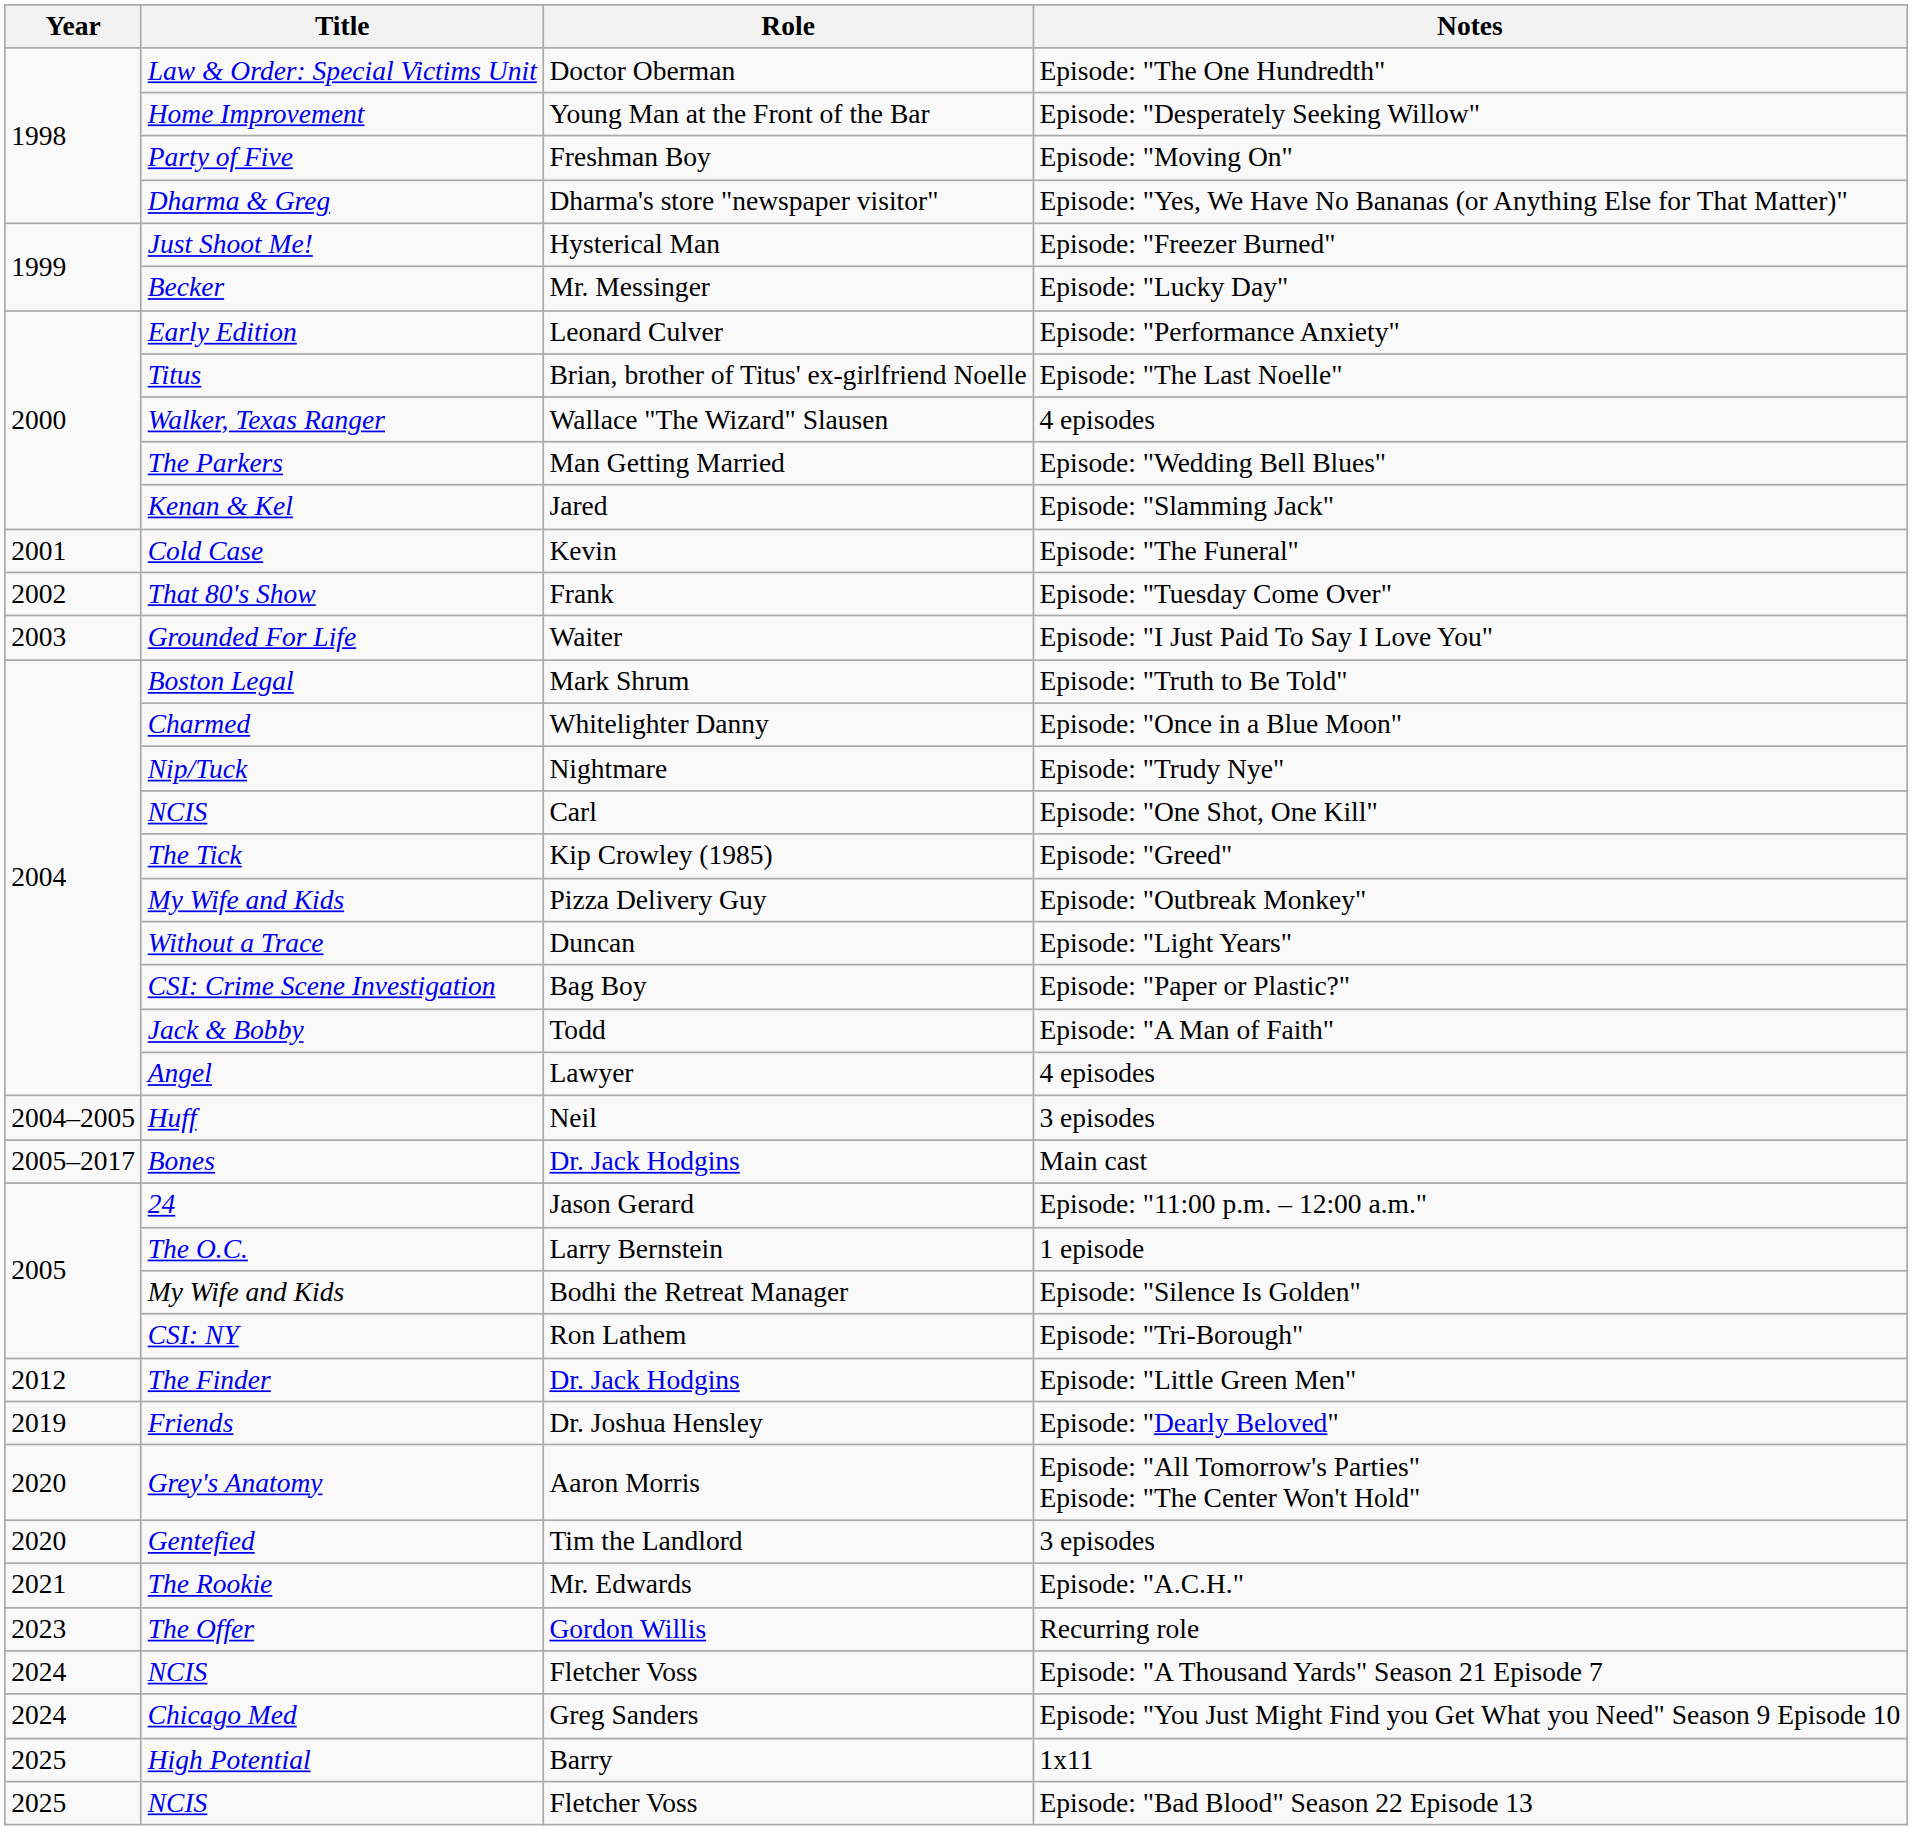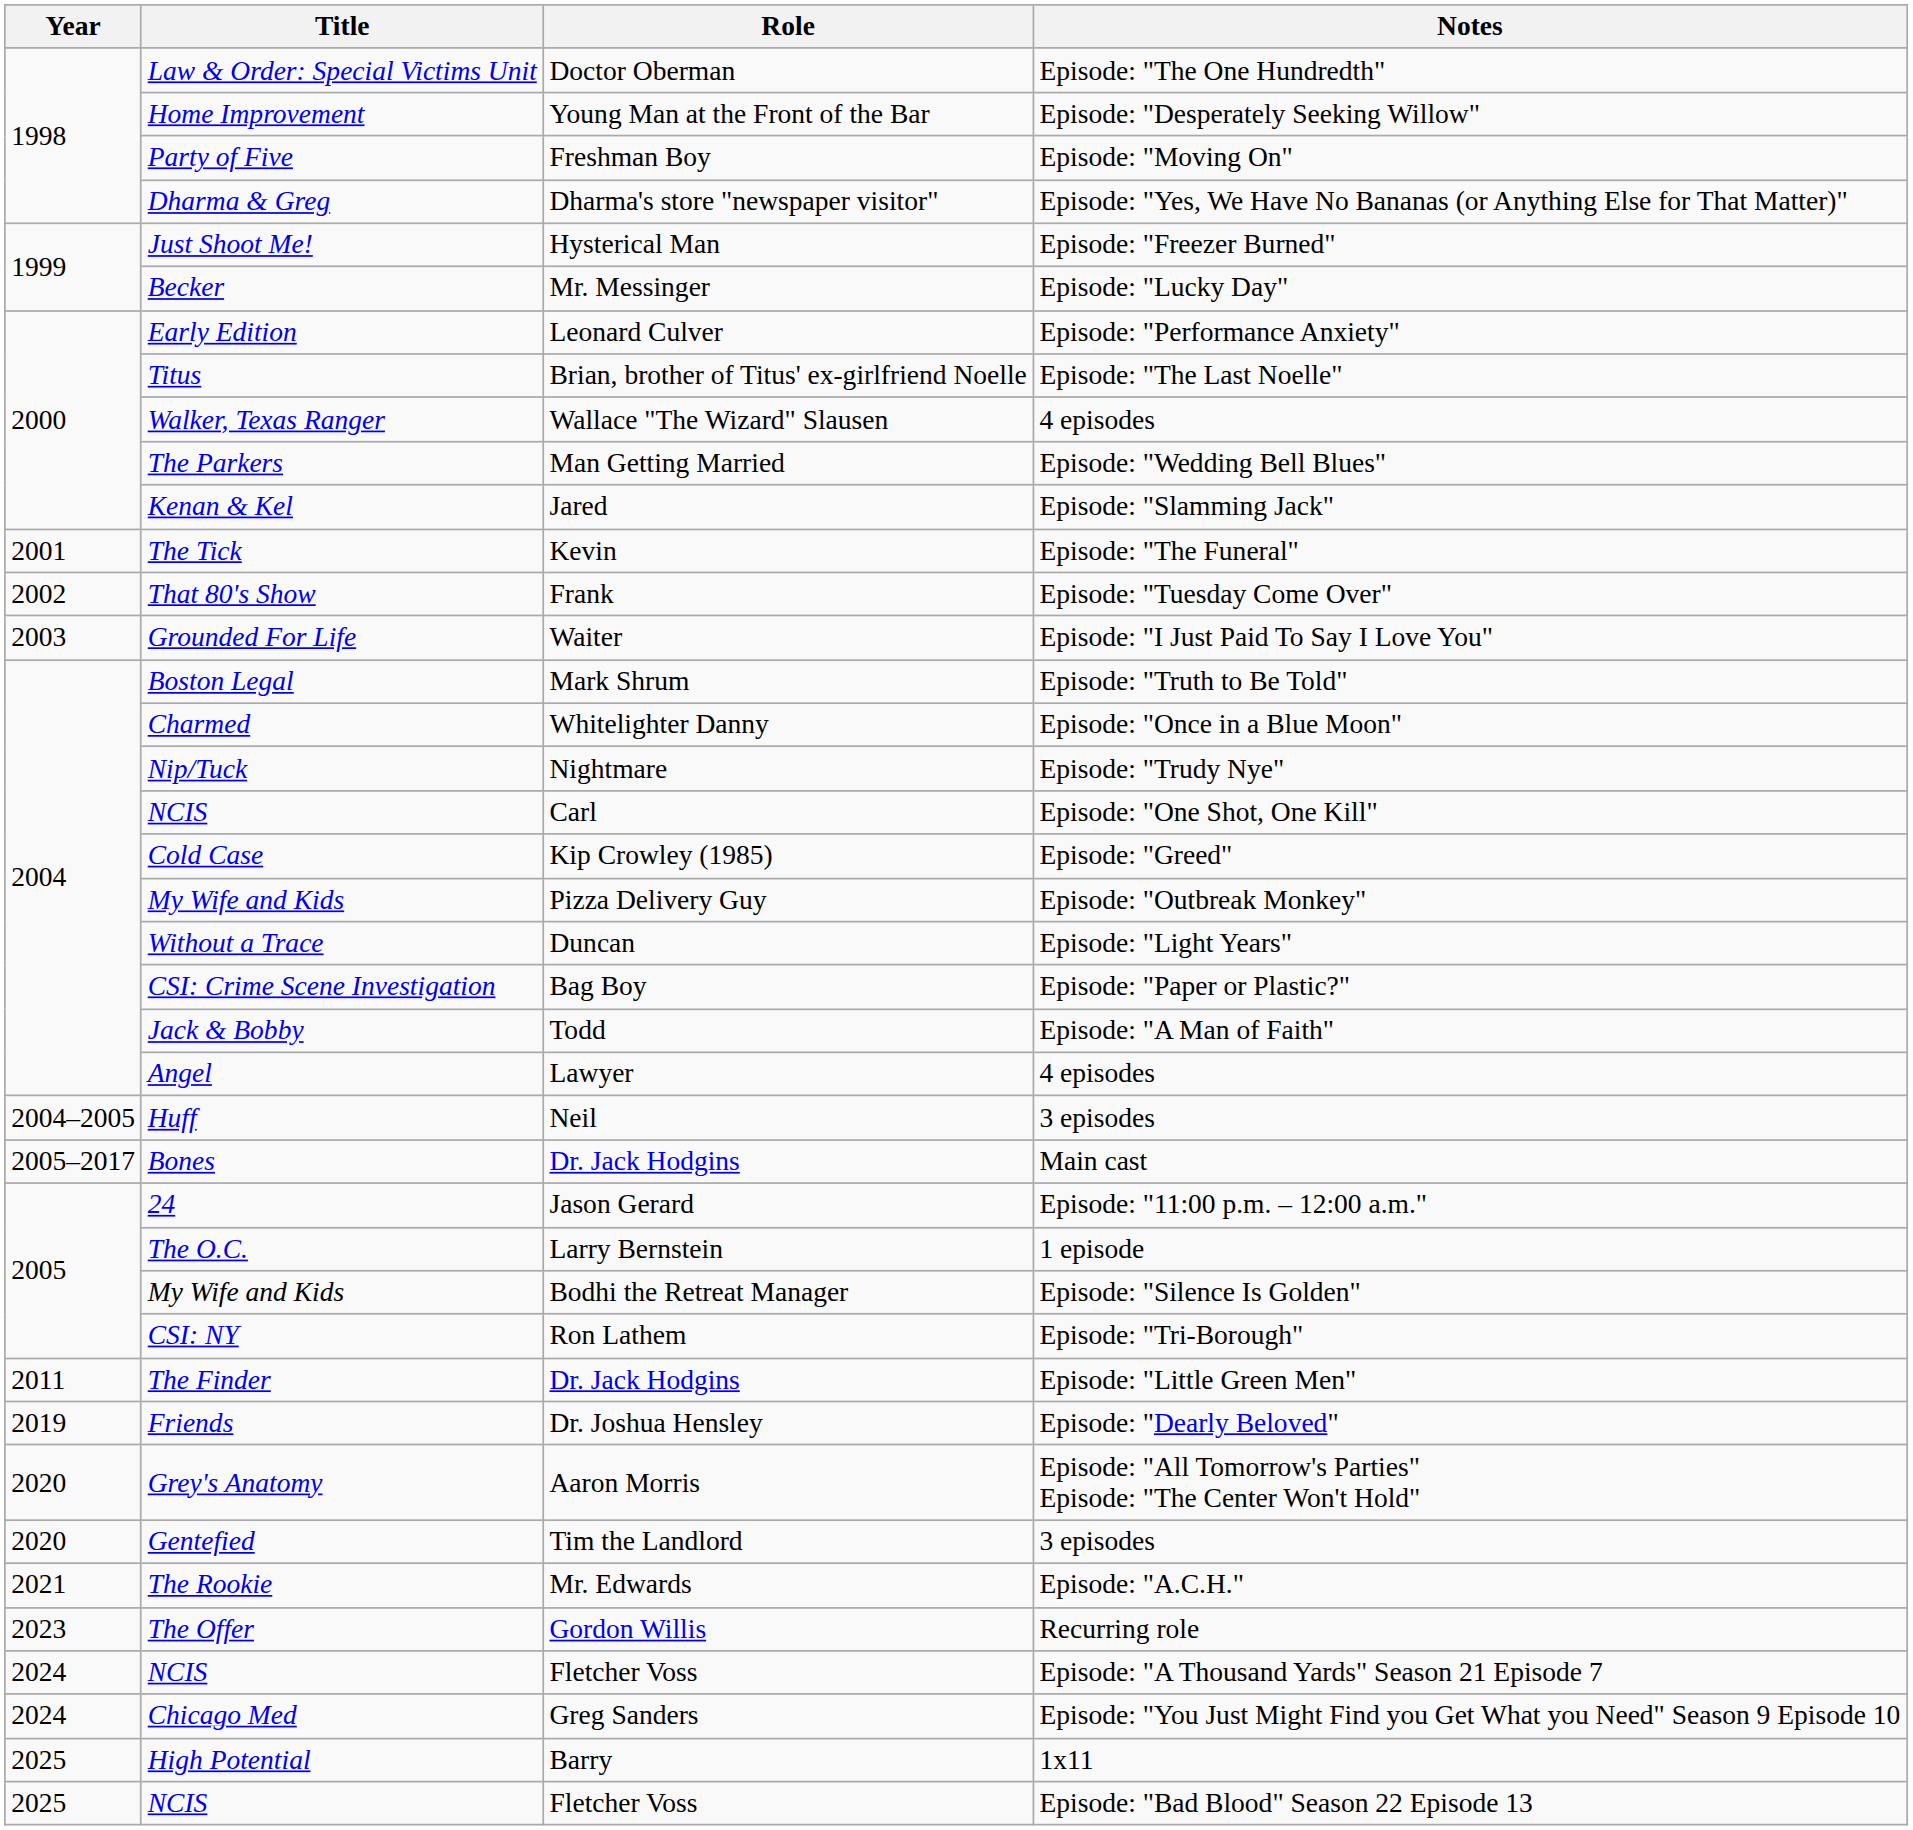(205, 550) Cold Case -> (195, 550) The Tick
(195, 855) The Tick -> (205, 855) Cold Case
(39, 1379) 2012 -> (38, 1379) 2011
